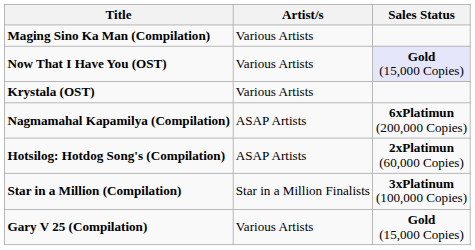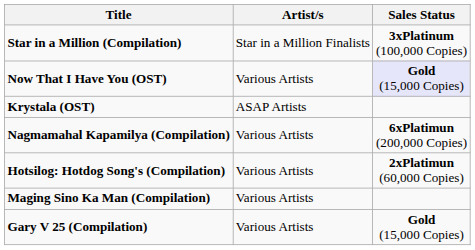rows swapped: (94, 191) <-> (109, 35)
(275, 92) Various Artists -> (271, 106) ASAP Artists
(271, 120) ASAP Artists -> (275, 135) Various Artists
(271, 155) ASAP Artists -> (275, 170) Various Artists
